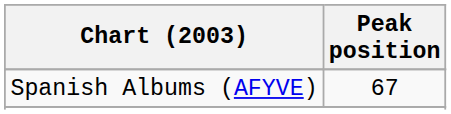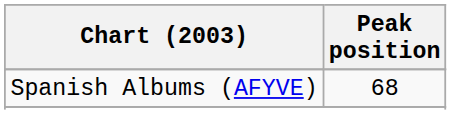(385, 89) 67 -> (385, 89) 68
